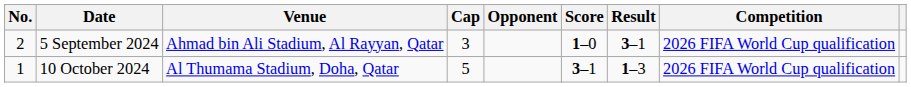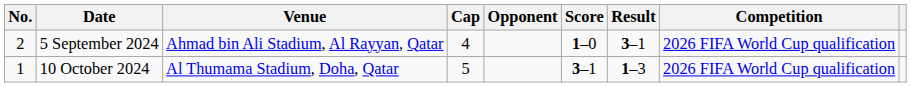(466, 43) 3 -> (466, 43) 4
